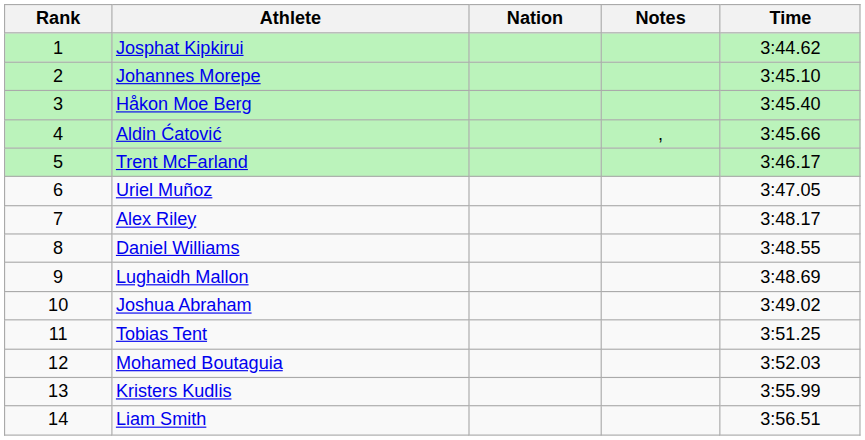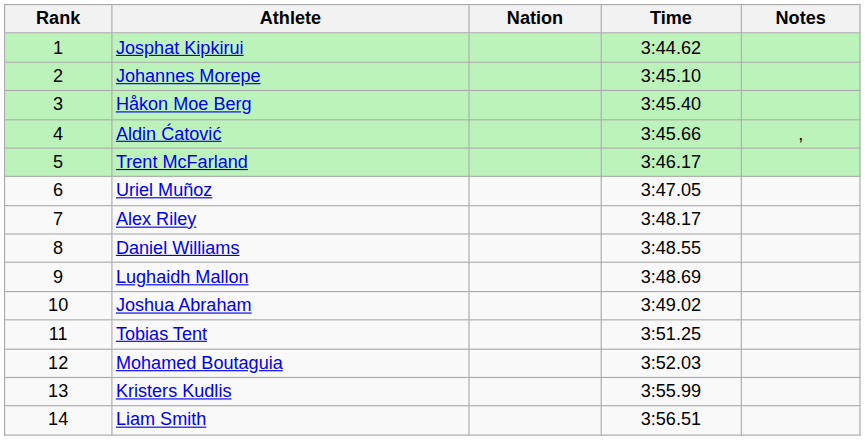columns swapped: (790, 18) <-> (661, 18)
